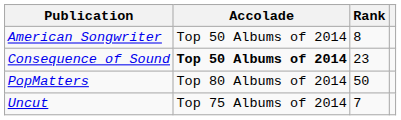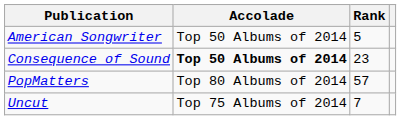(357, 38) 8 -> (357, 38) 5
(361, 82) 50 -> (361, 82) 57
